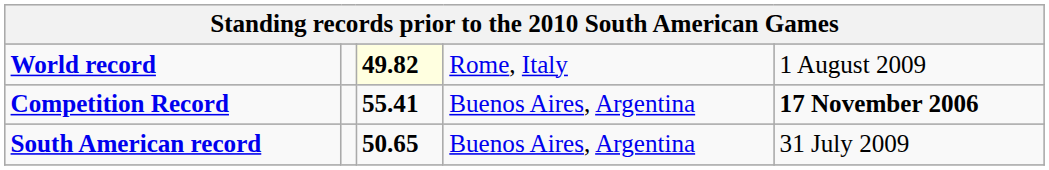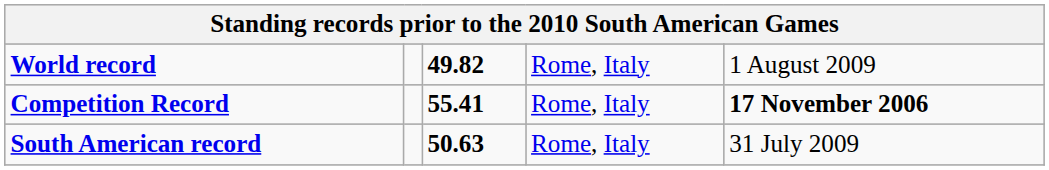(390, 64) lightyellow background -> (456, 64) no background
(572, 104) Buenos Aires, Argentina -> (590, 104) Rome, Italy
(390, 143) 50.65 -> (456, 143) 50.63
(572, 143) Buenos Aires, Argentina -> (590, 143) Rome, Italy
